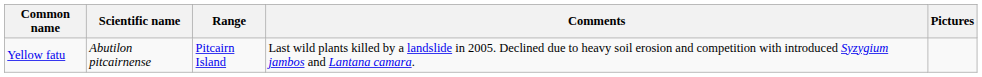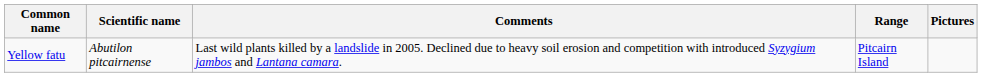columns swapped: (229, 21) <-> (597, 21)
